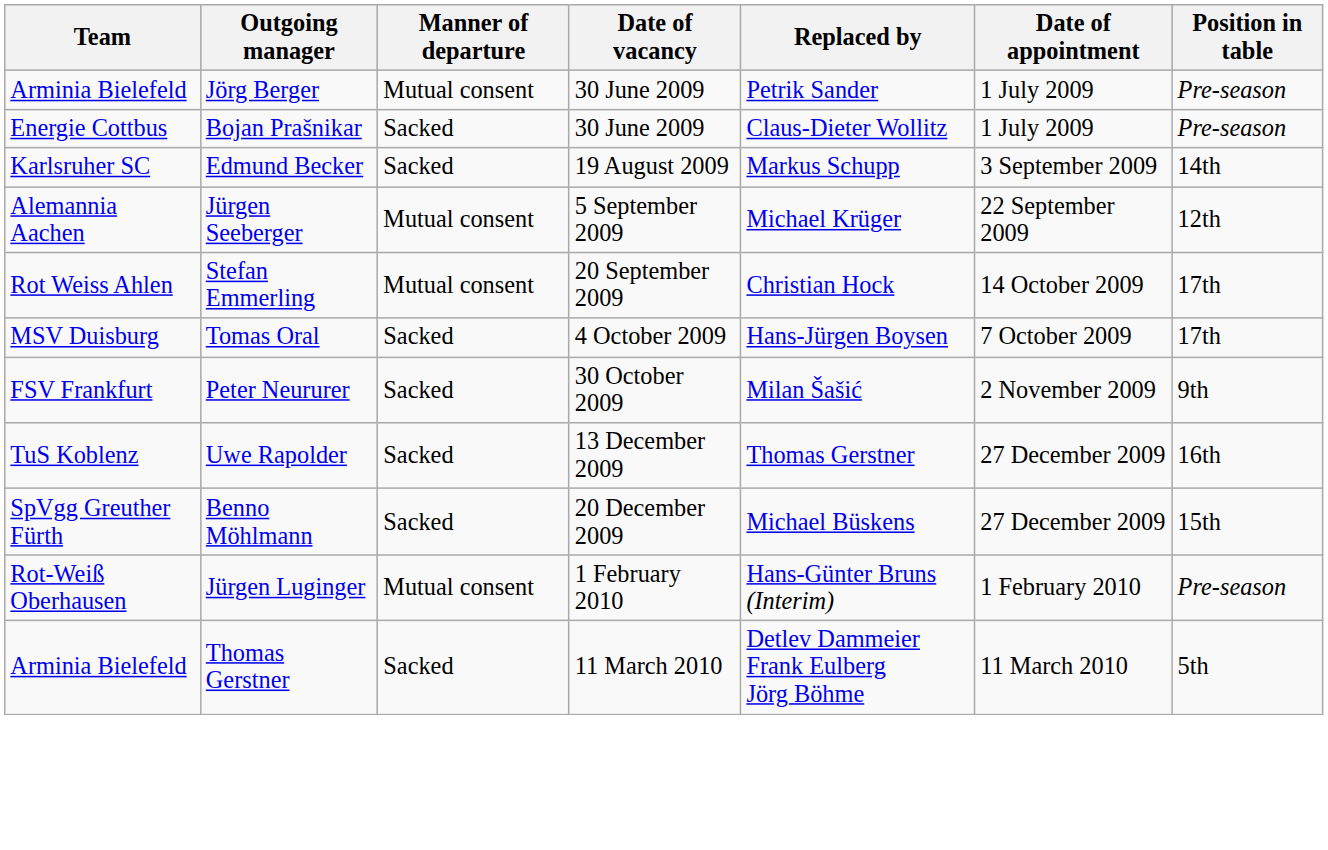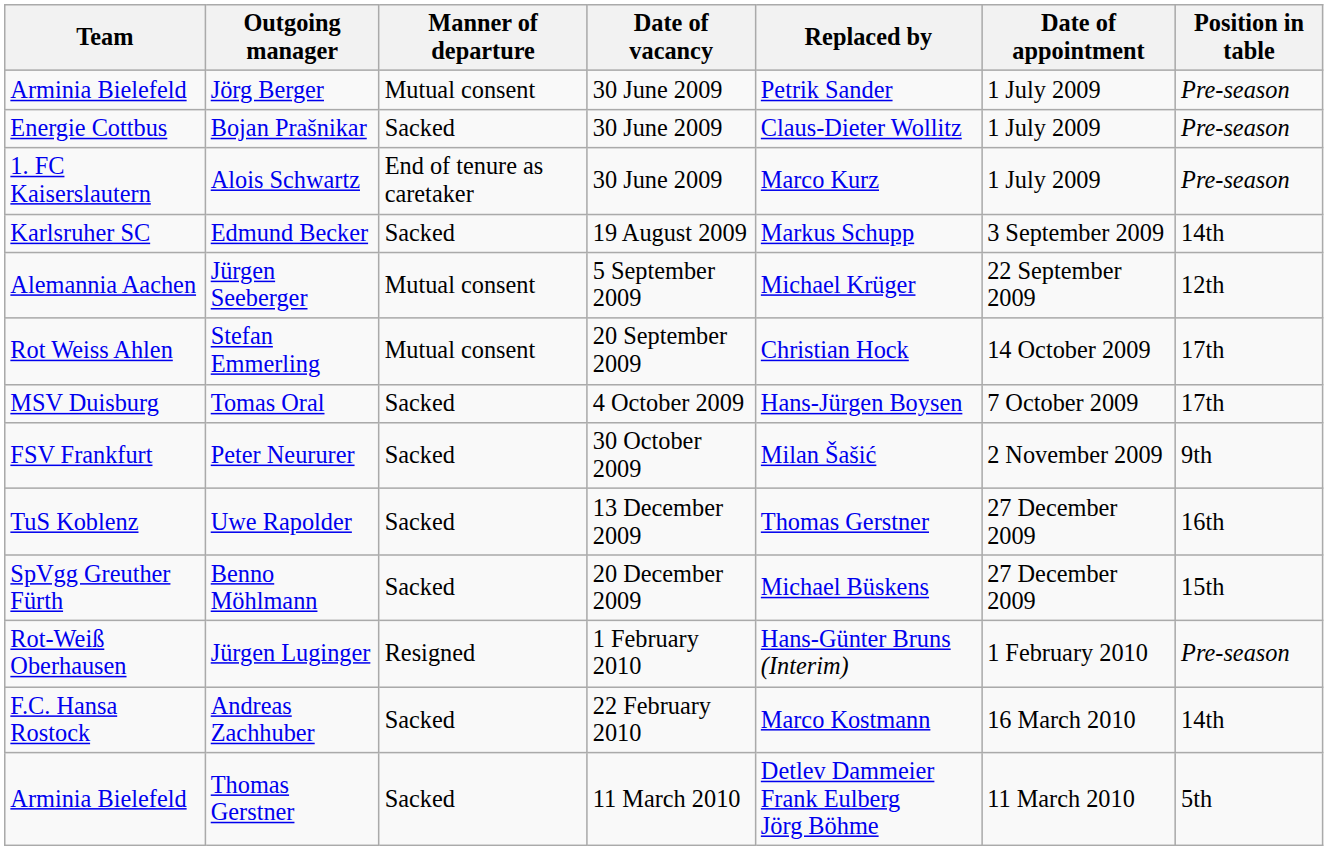+ row: (285, 180)
(459, 587) Mutual consent -> (430, 653) Resigned
+ row: (263, 719)
